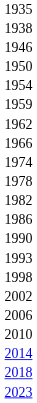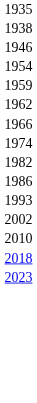- row: (19, 66)
- row: (19, 181)
- row: (19, 239)
- row: (19, 277)
- row: (19, 315)
- row: (19, 354)
